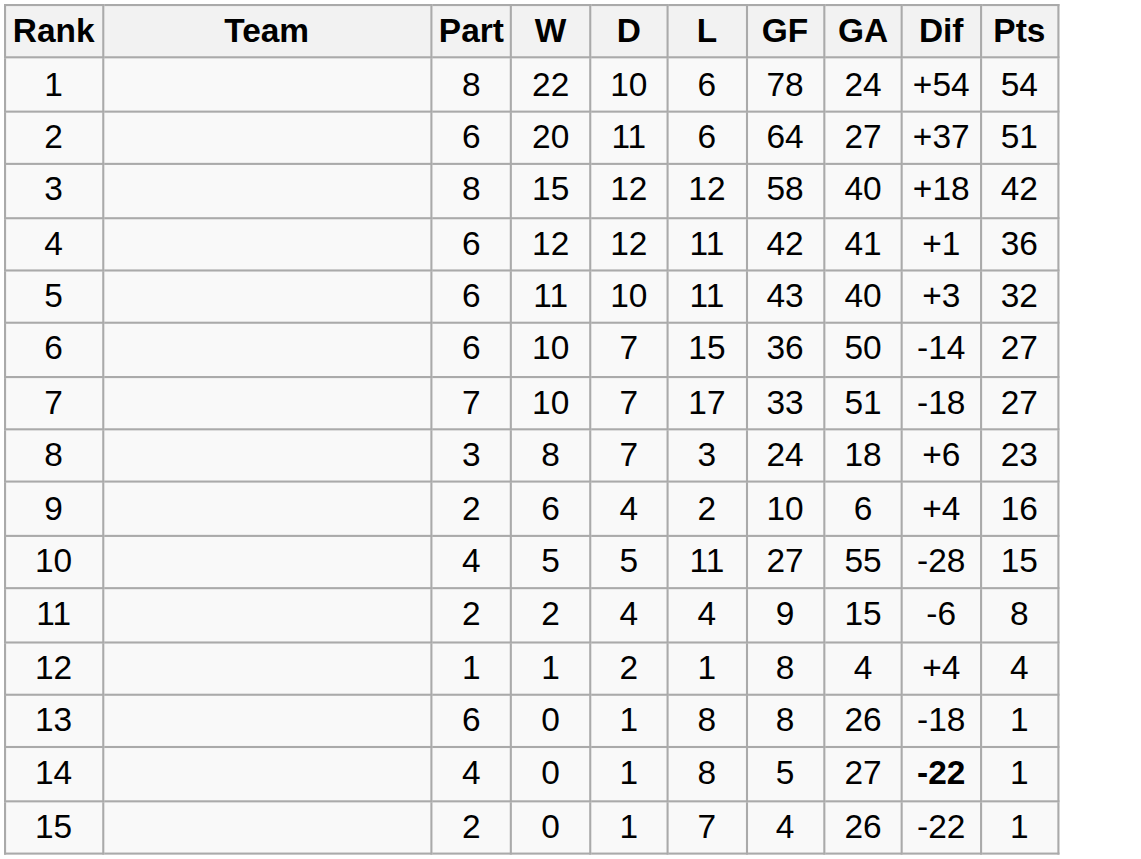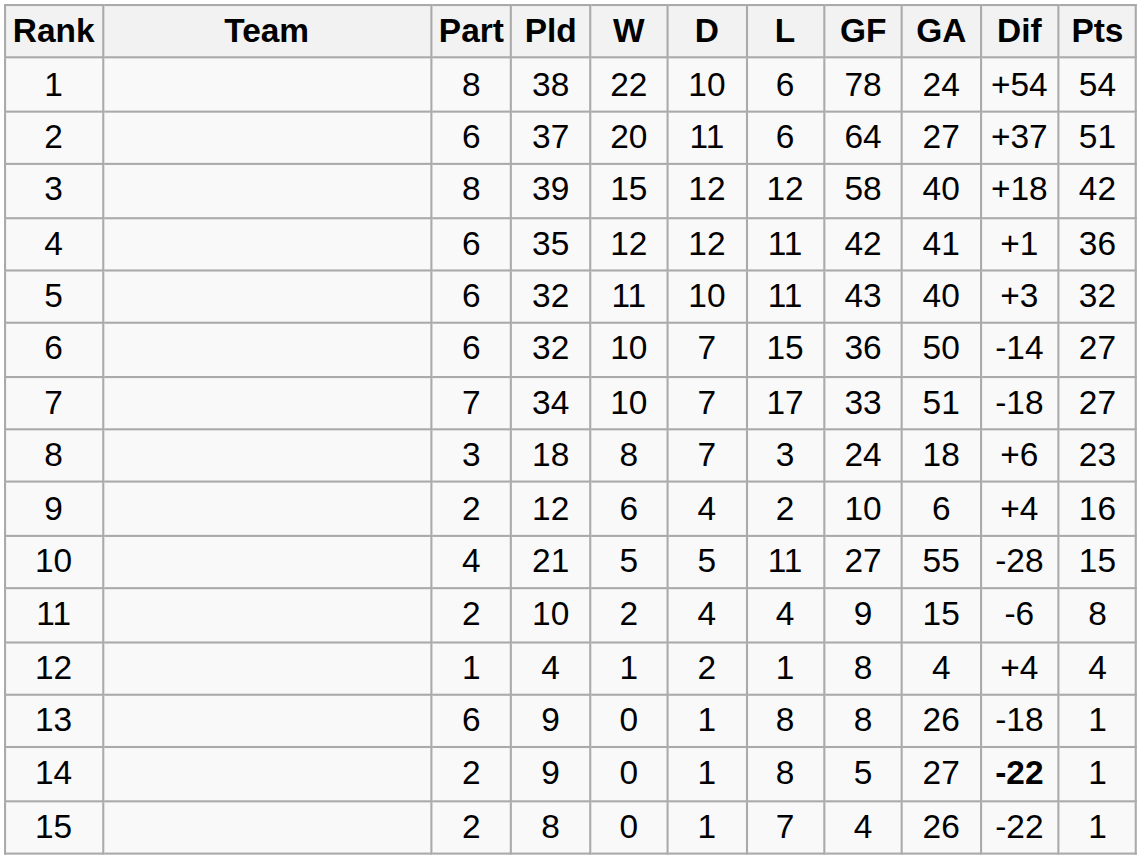+ column: (551, 31)
(471, 773) 4 -> (471, 773) 2
